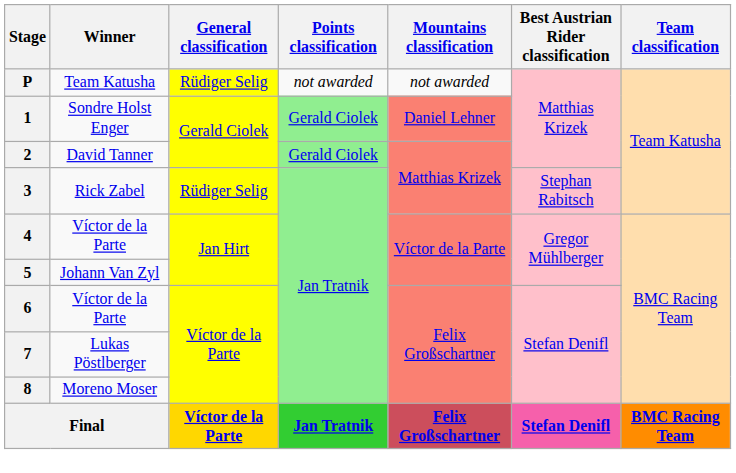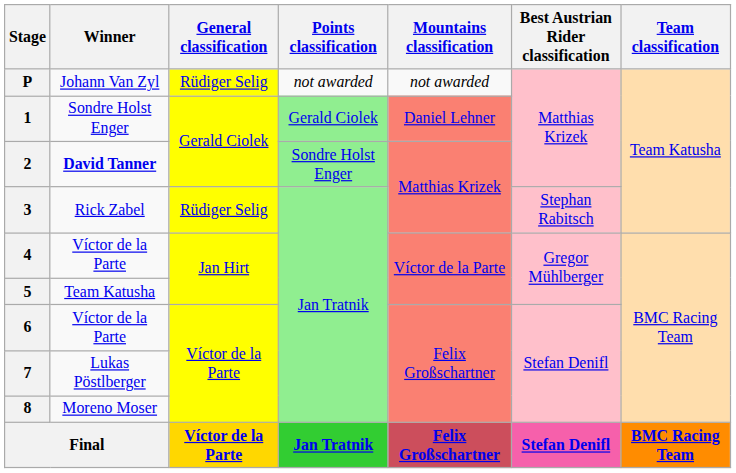(110, 82) Team Katusha -> (110, 82) Johann Van Zyl
(110, 154) normal -> (110, 164) bold
(333, 154) Gerald Ciolek -> (333, 164) Sondre Holst Enger
(110, 272) Johann Van Zyl -> (110, 291) Team Katusha
